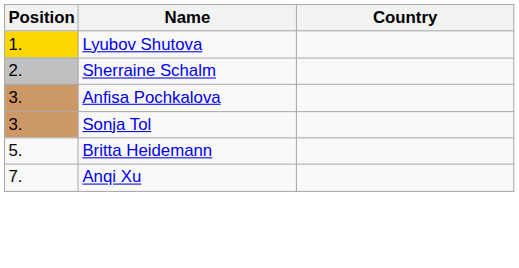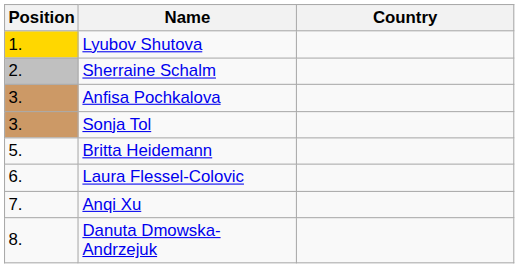+ row: (163, 177)
+ row: (152, 240)
